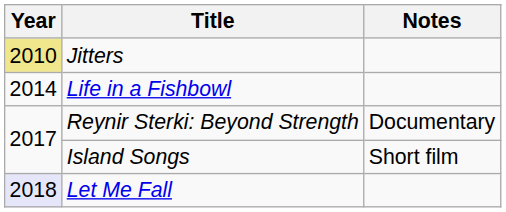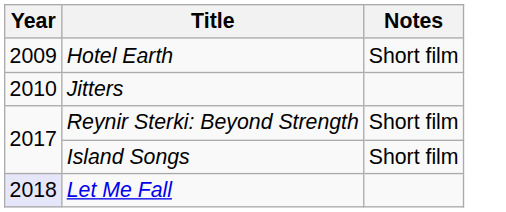+ row: (120, 55)
(33, 55) khaki background -> (33, 88) no background
- row: (149, 88)
(432, 122) Documentary -> (414, 122) Short film
